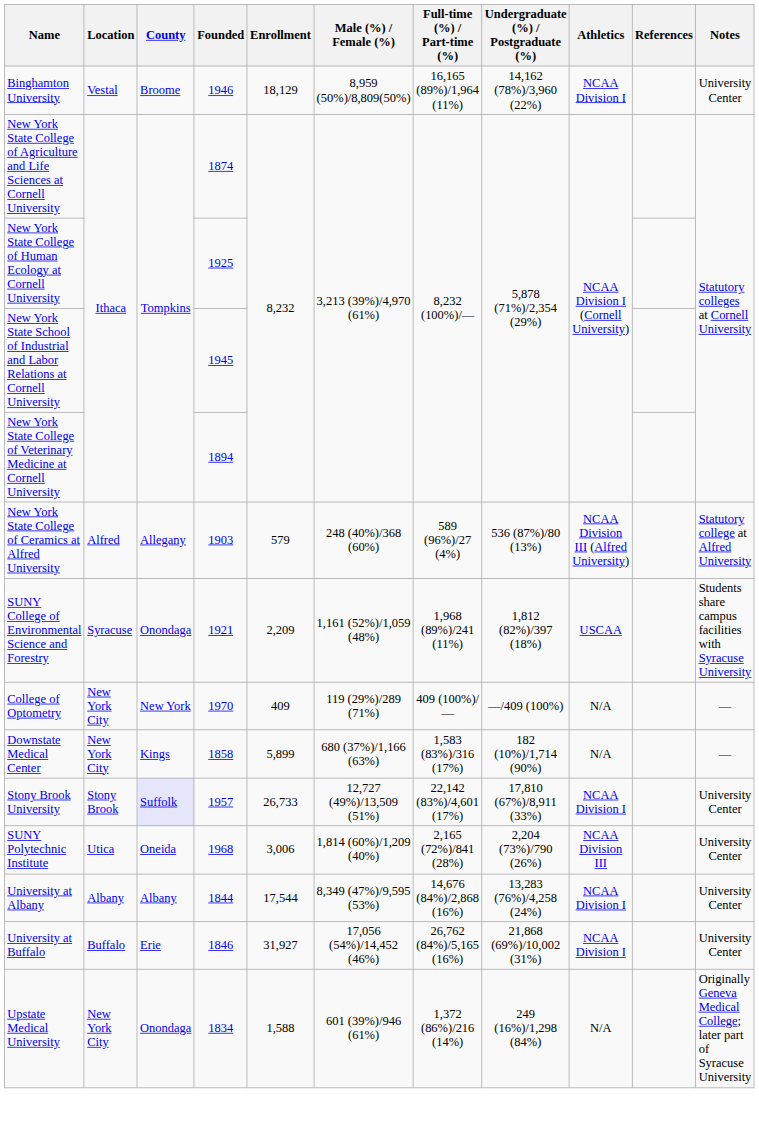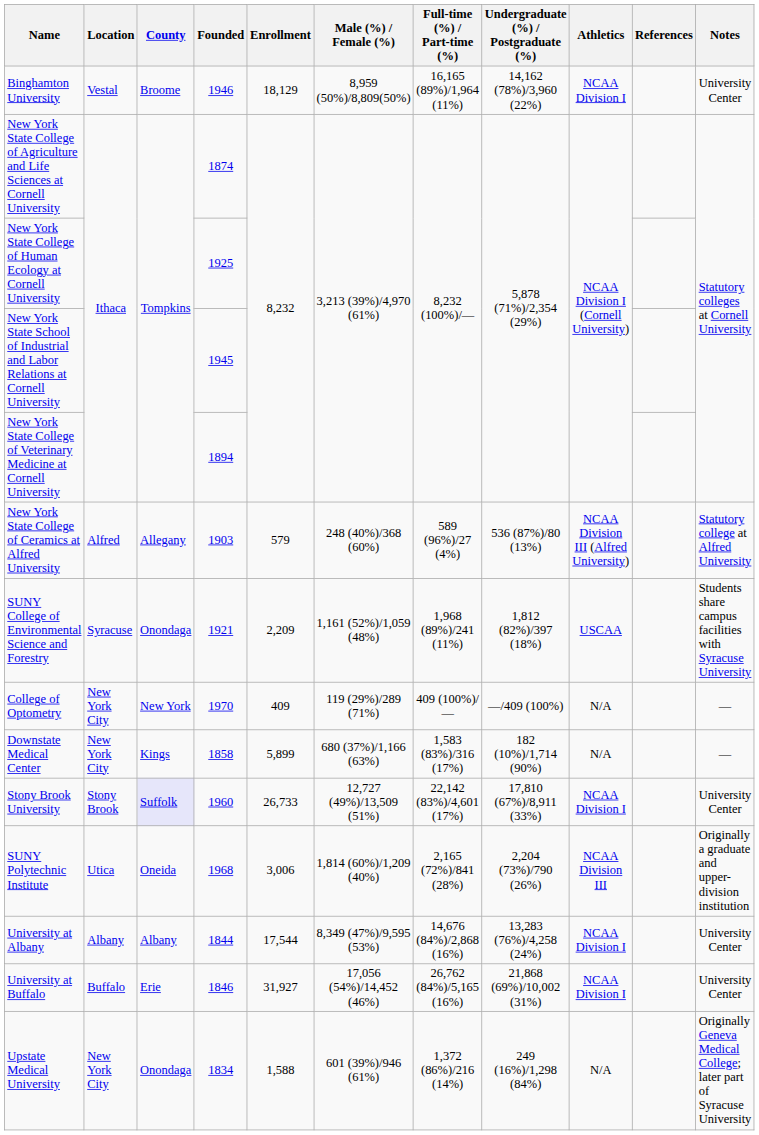(221, 802) 1957 -> (221, 802) 1960
(725, 849) University Center -> (724, 870) Originally a graduate and upper-division institution
